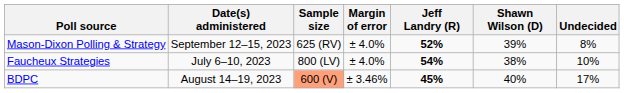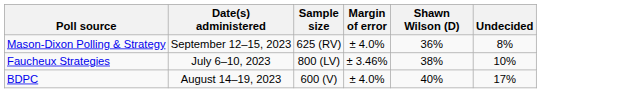- column: (432, 20)
(515, 44) 39% -> (432, 44) 36%
(367, 62) ± 4.0% -> (367, 62) ± 3.46%
(319, 79) lightsalmon background -> (319, 79) no background
(367, 79) ± 3.46% -> (367, 79) ± 4.0%
